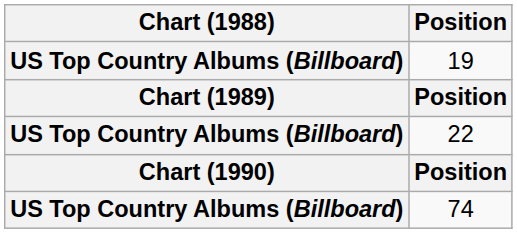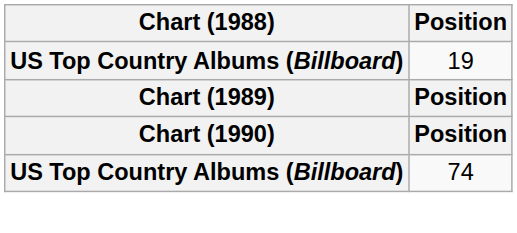- row: (461, 135)
